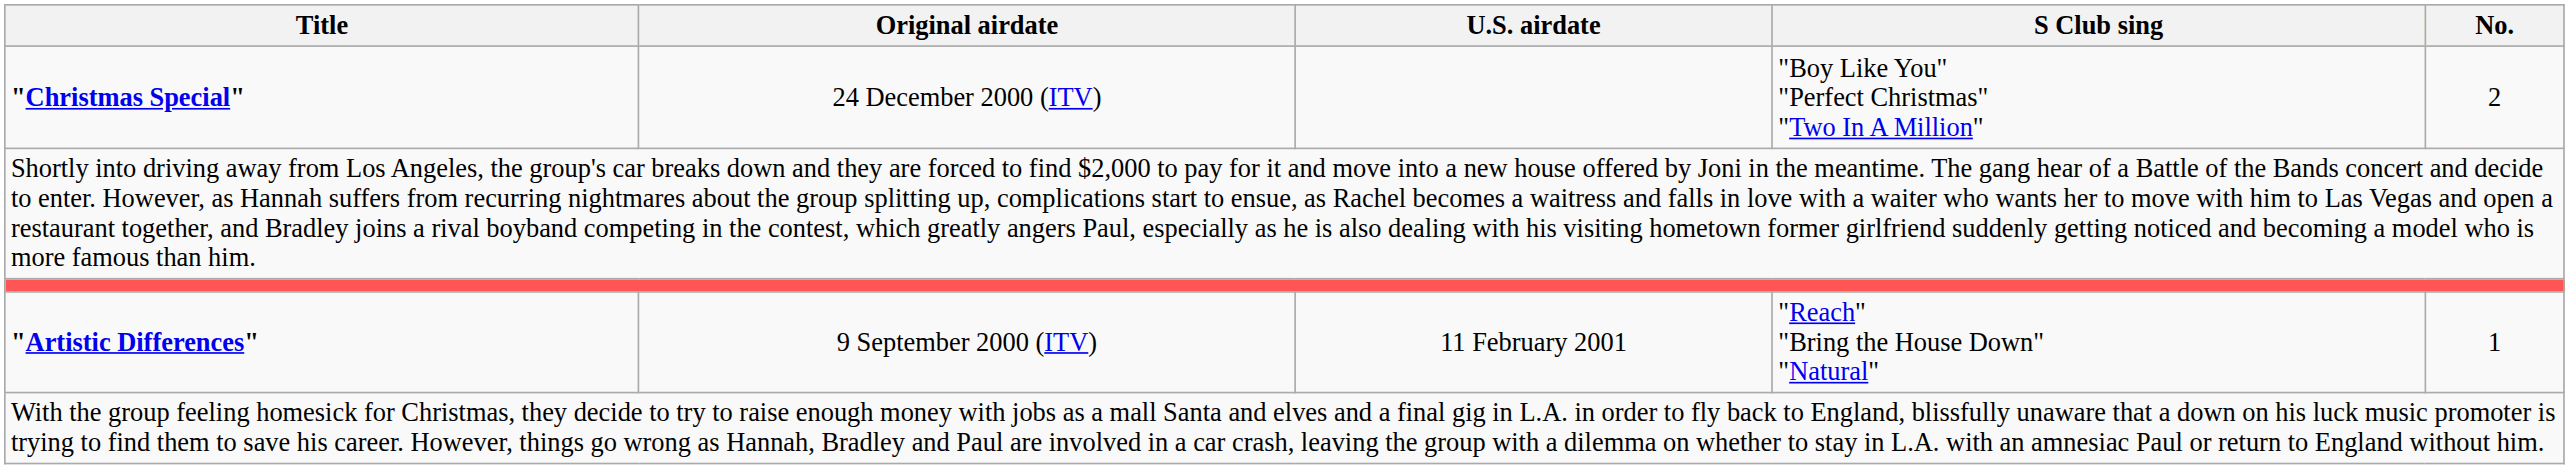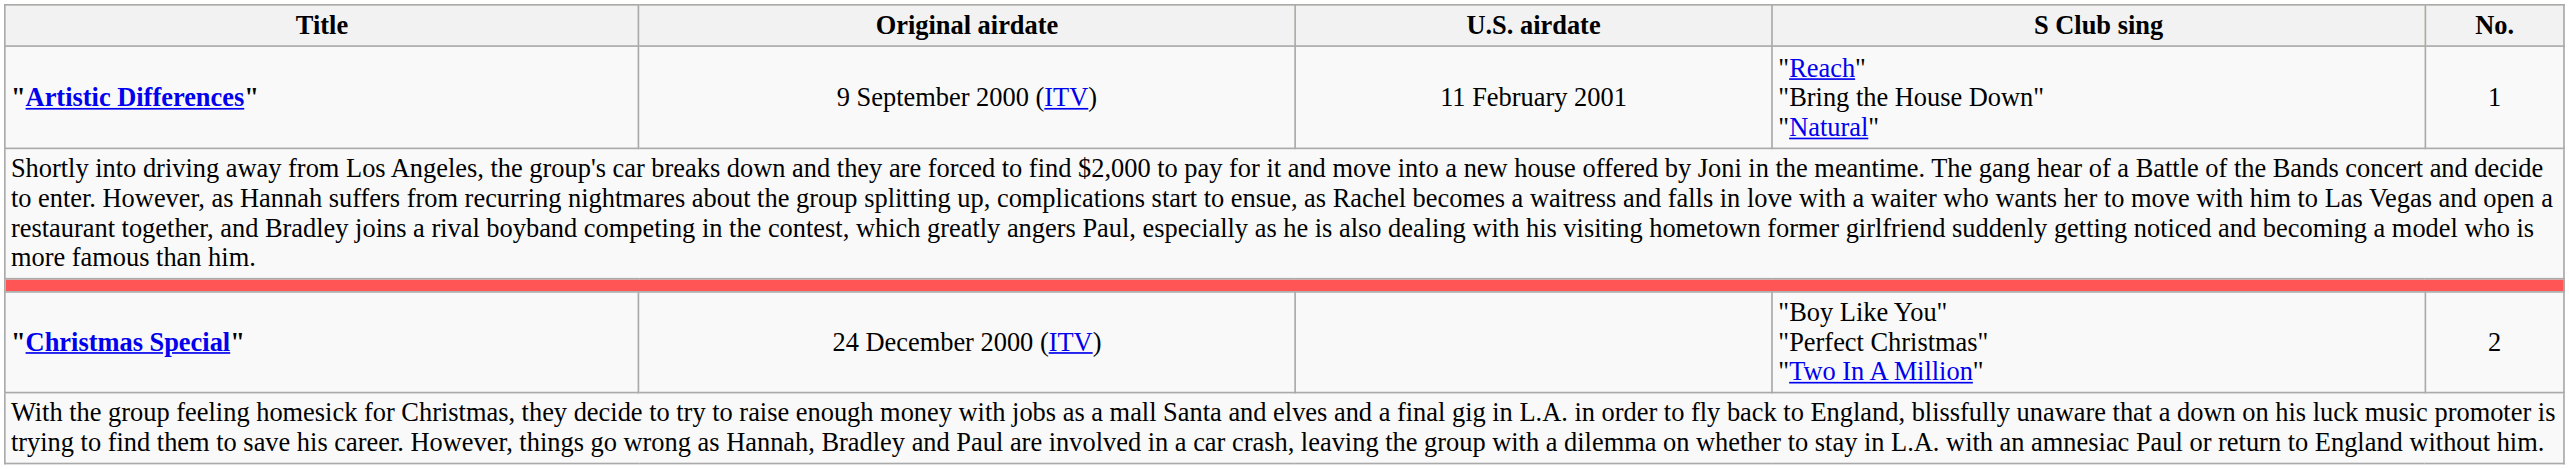rows swapped: (135, 341) <-> (128, 97)
